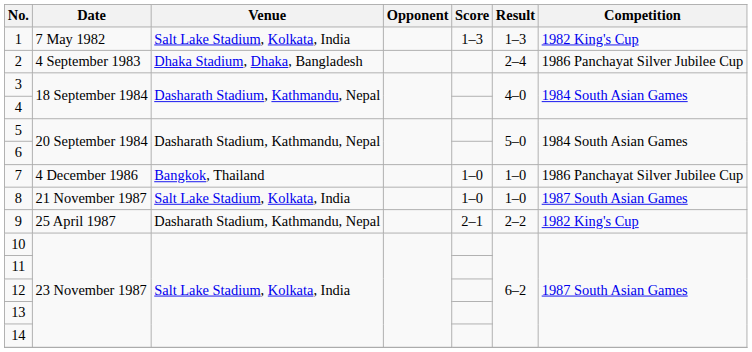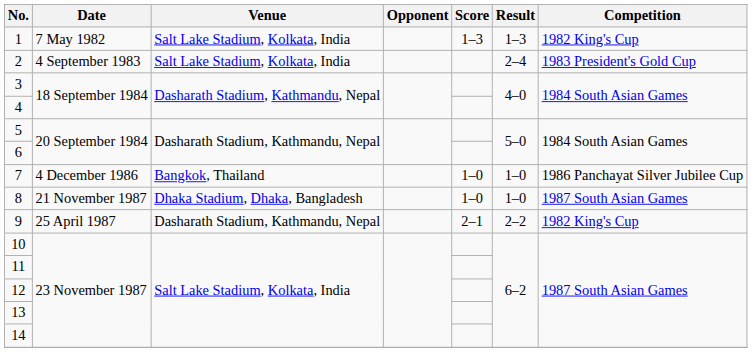(258, 61) Dhaka Stadium, Dhaka, Bangladesh -> (252, 61) Salt Lake Stadium, Kolkata, India
(642, 61) 1986 Panchayat Silver Jubilee Cup -> (619, 61) 1983 President's Gold Cup
(252, 198) Salt Lake Stadium, Kolkata, India -> (258, 198) Dhaka Stadium, Dhaka, Bangladesh
